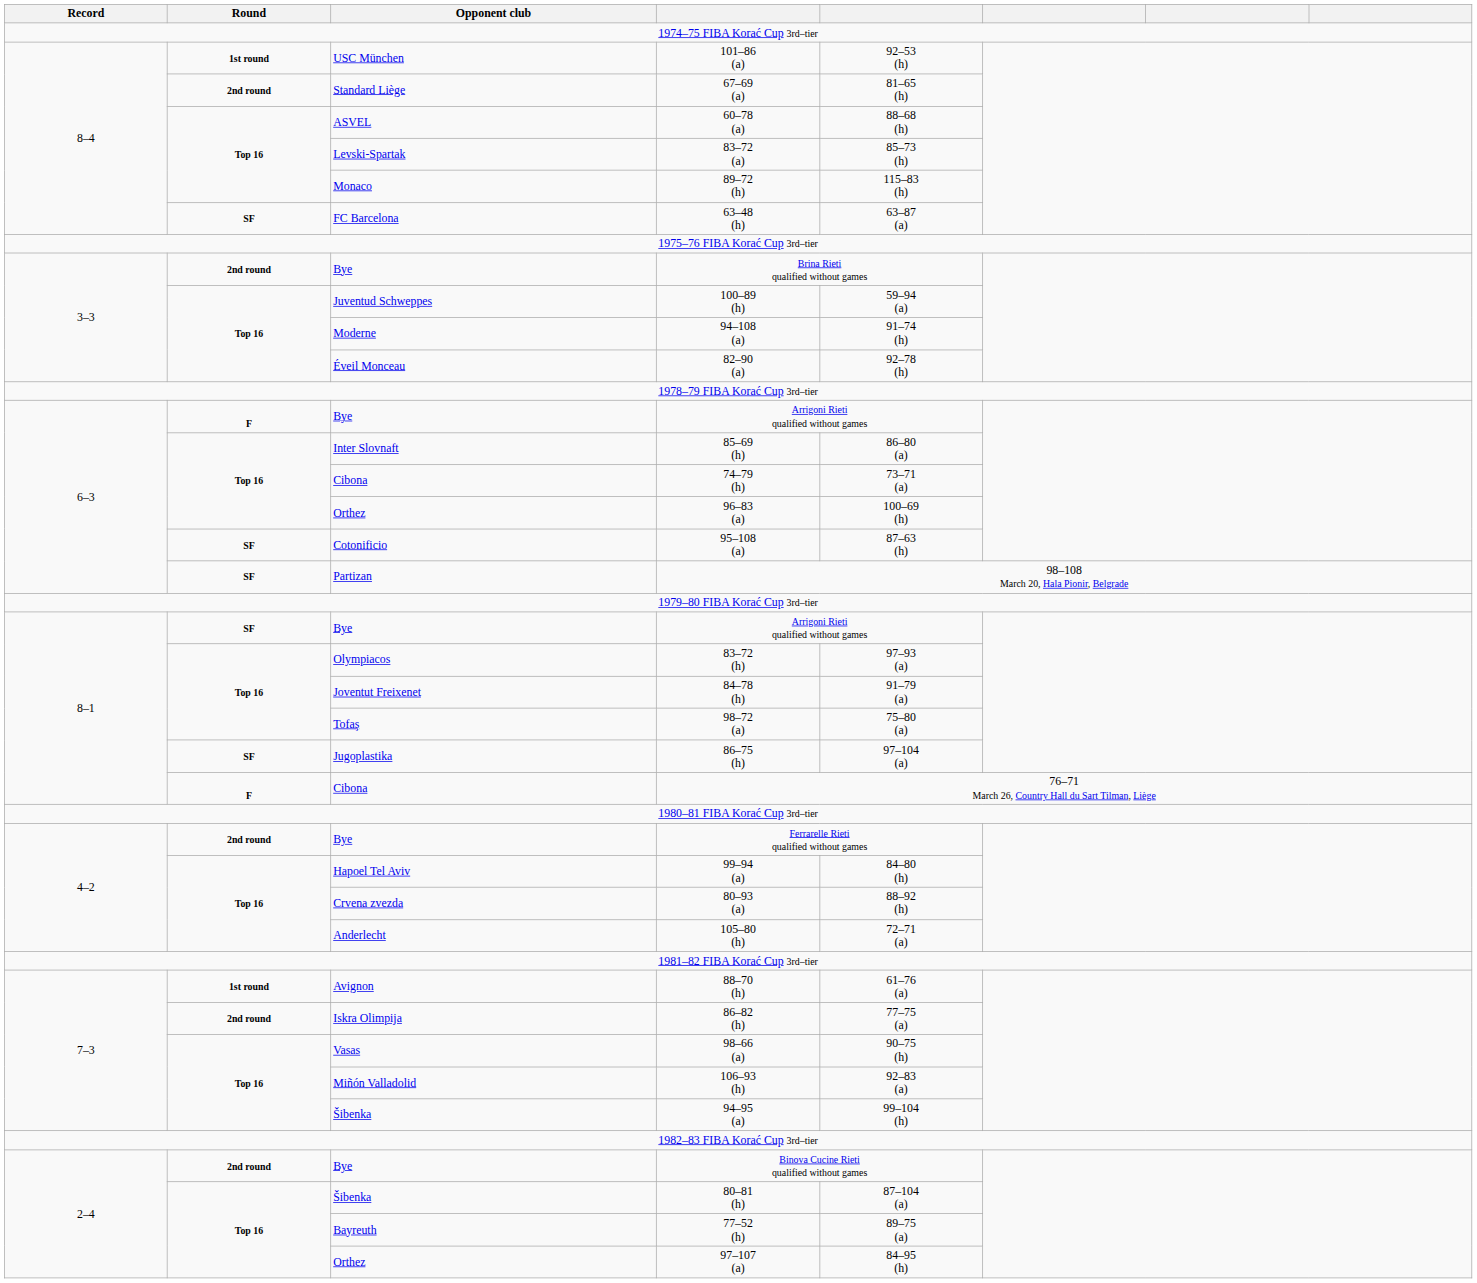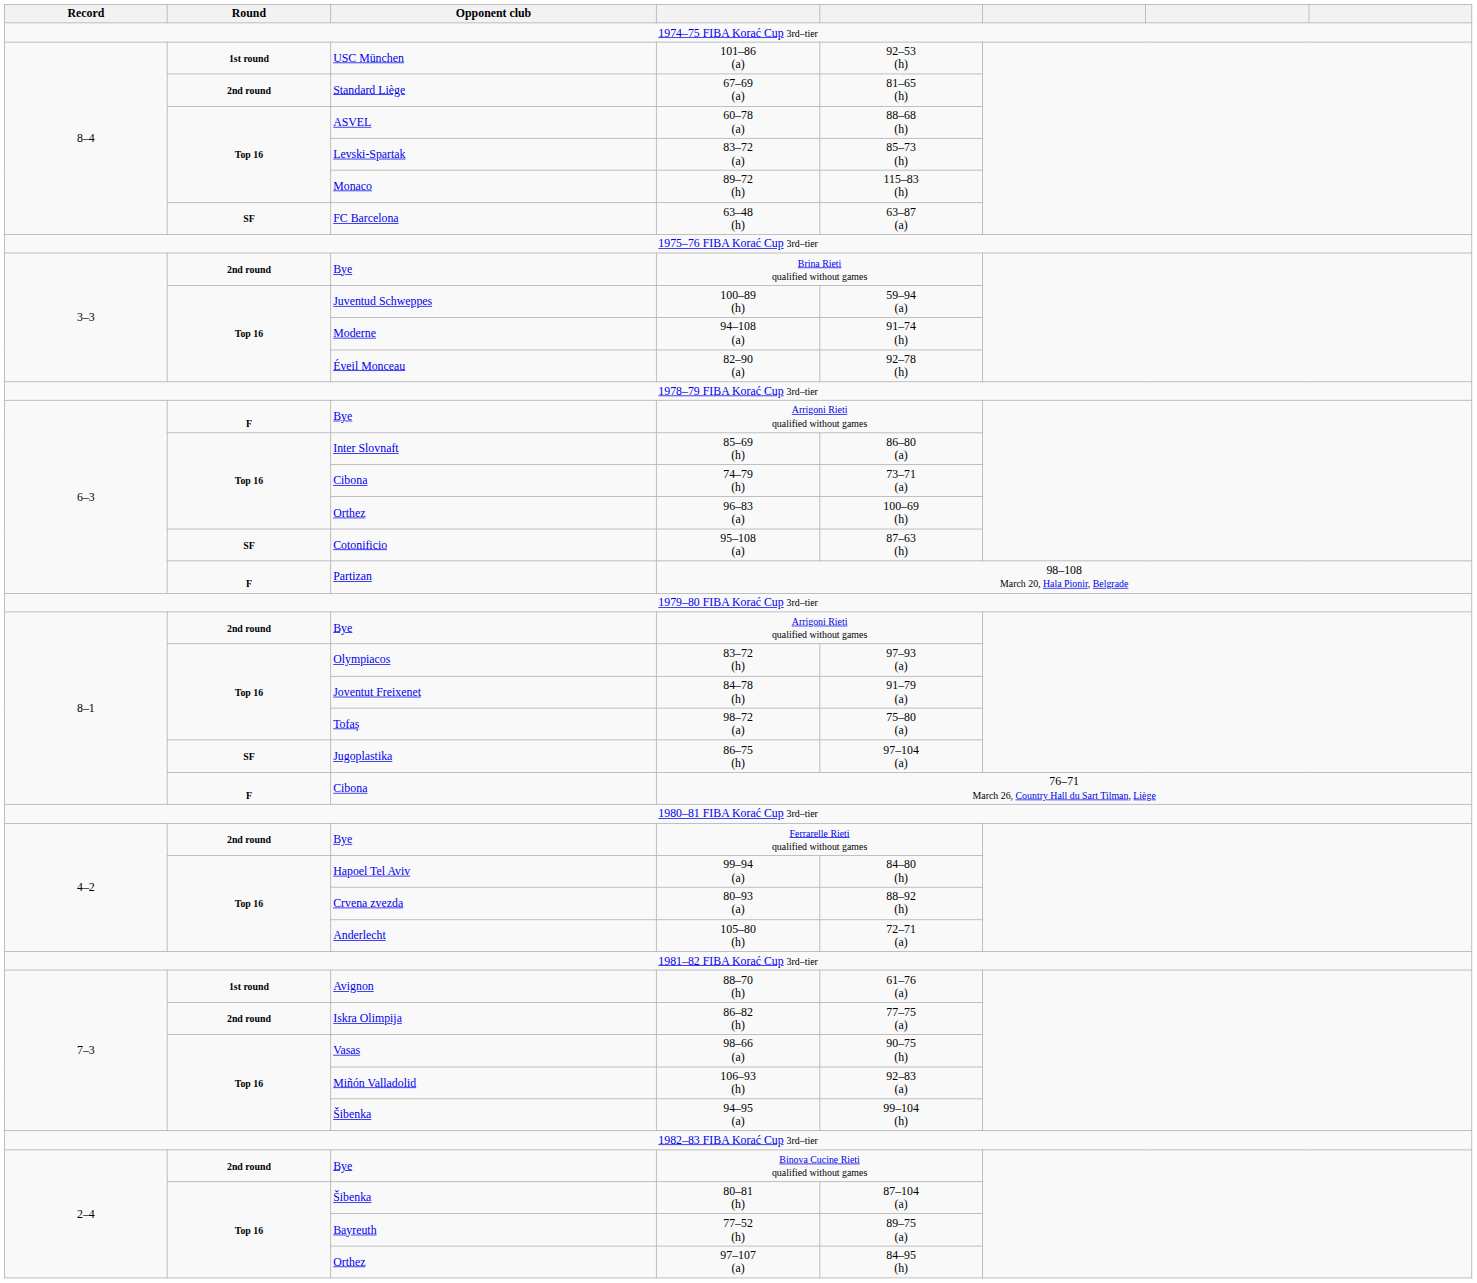(249, 577) SF -> (249, 584) F
(249, 628) SF -> (249, 628) 2nd round
